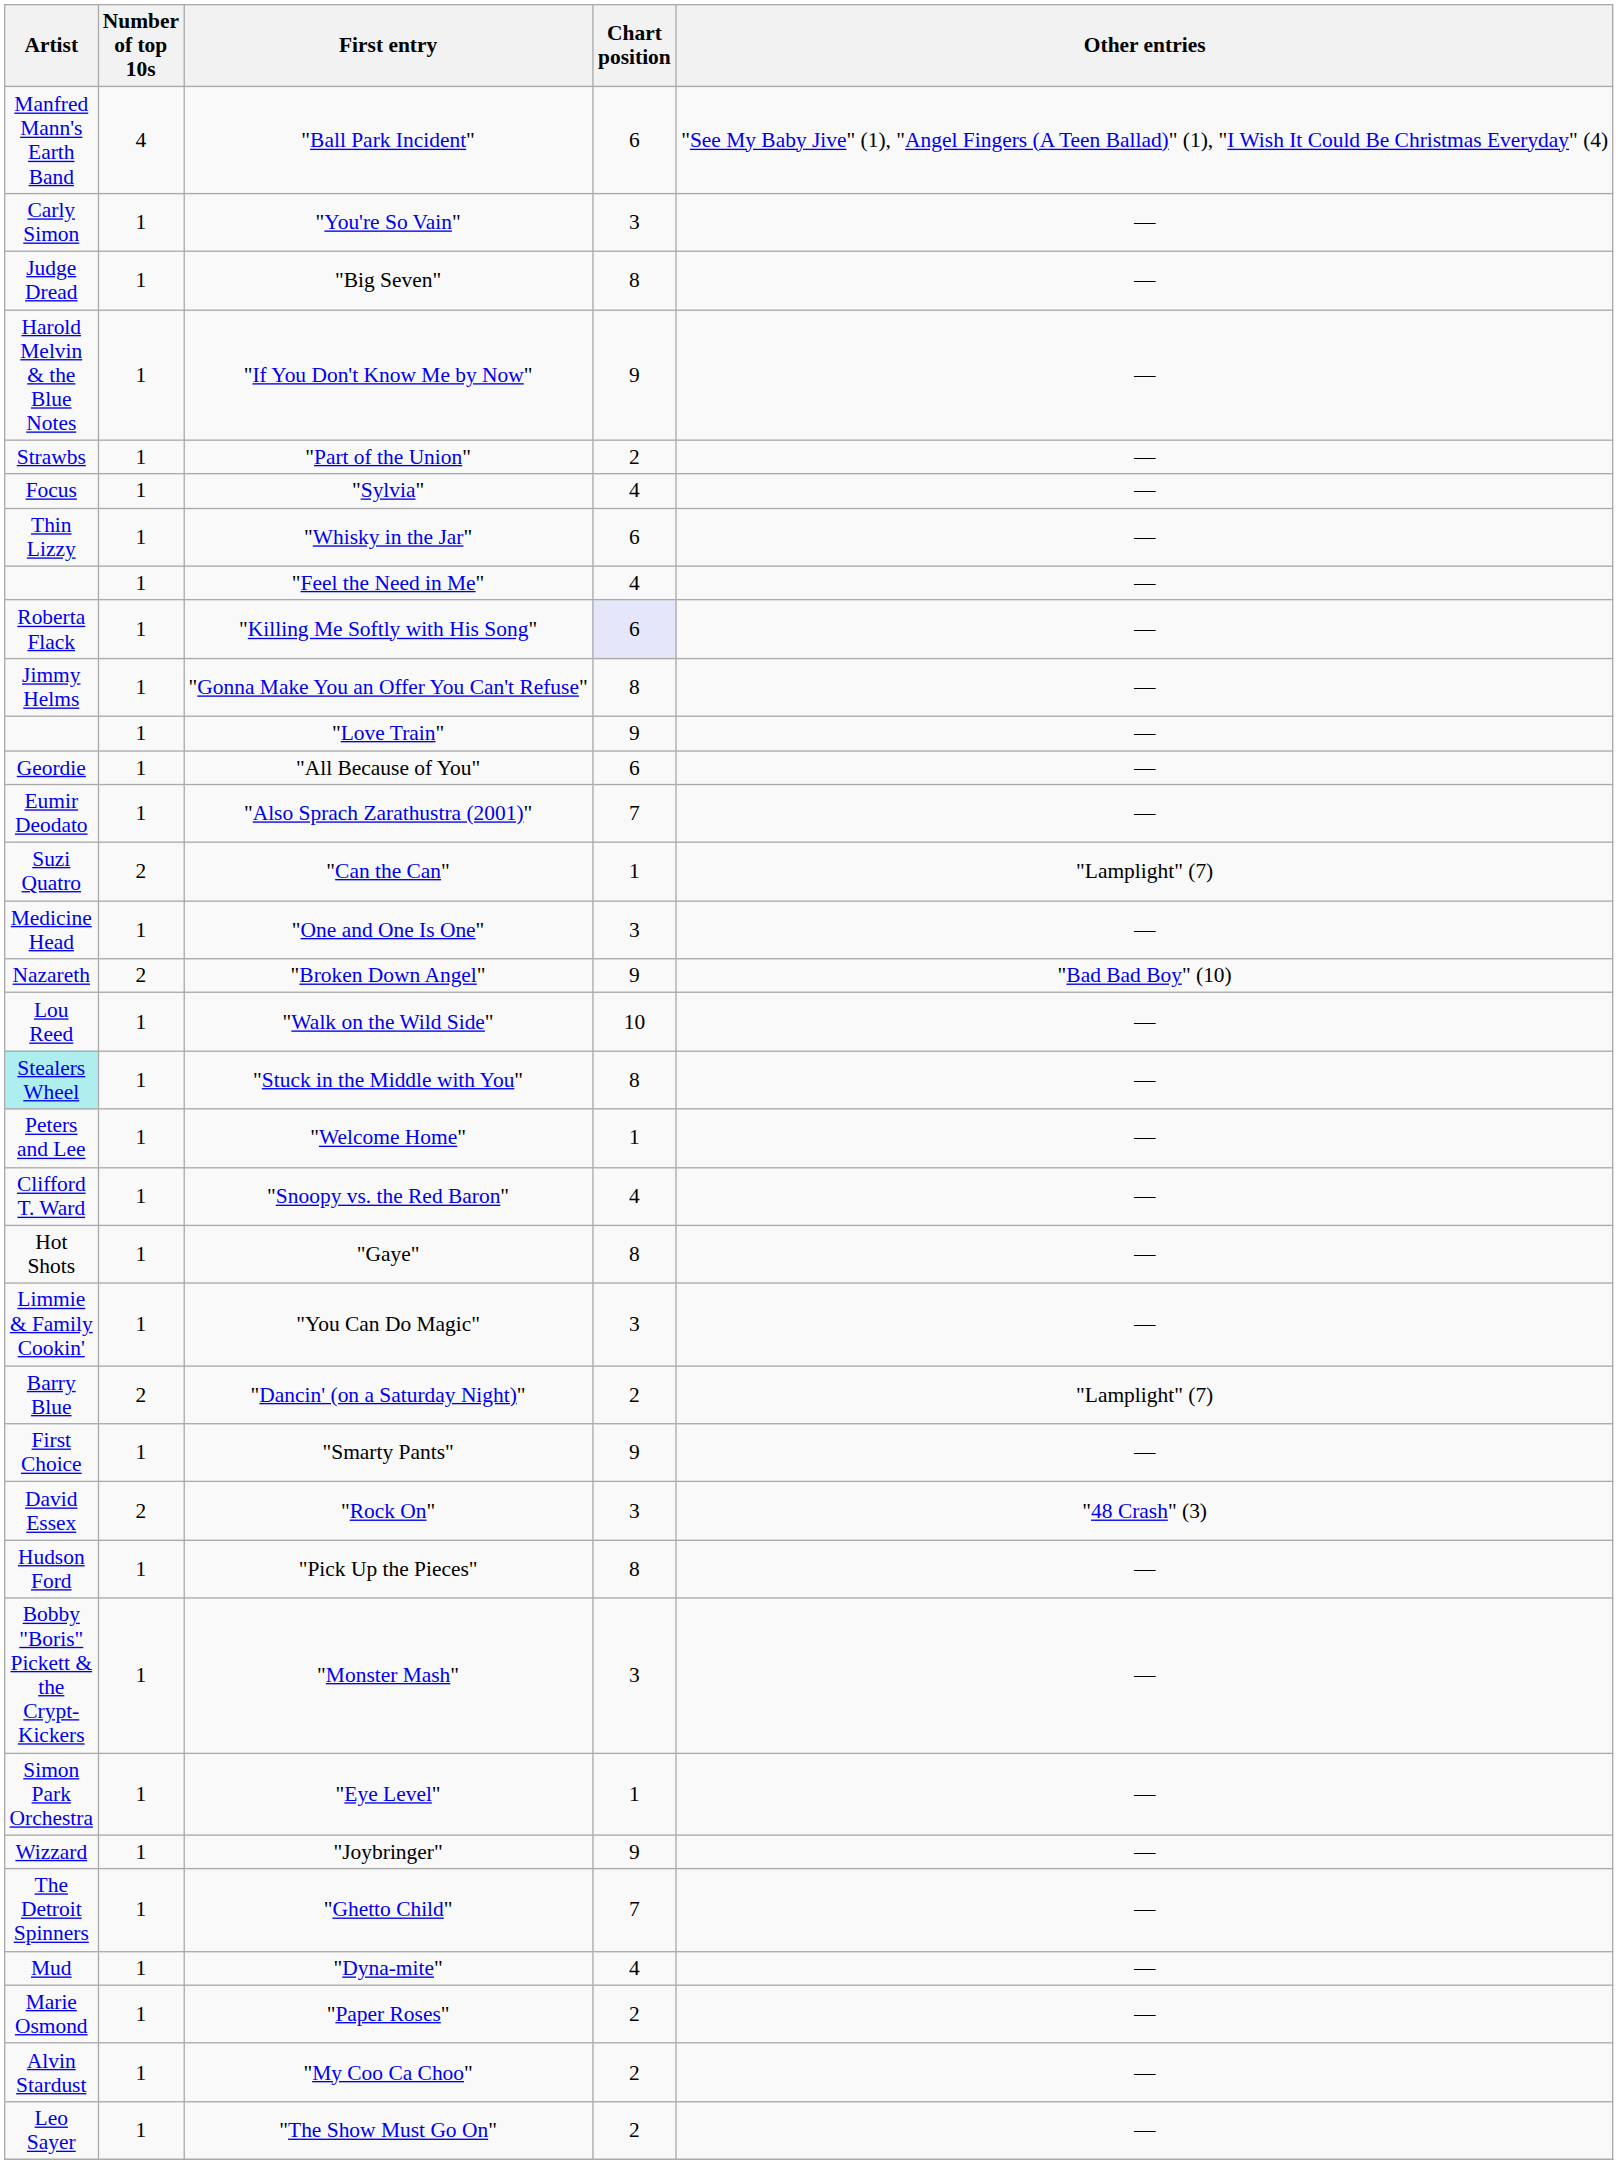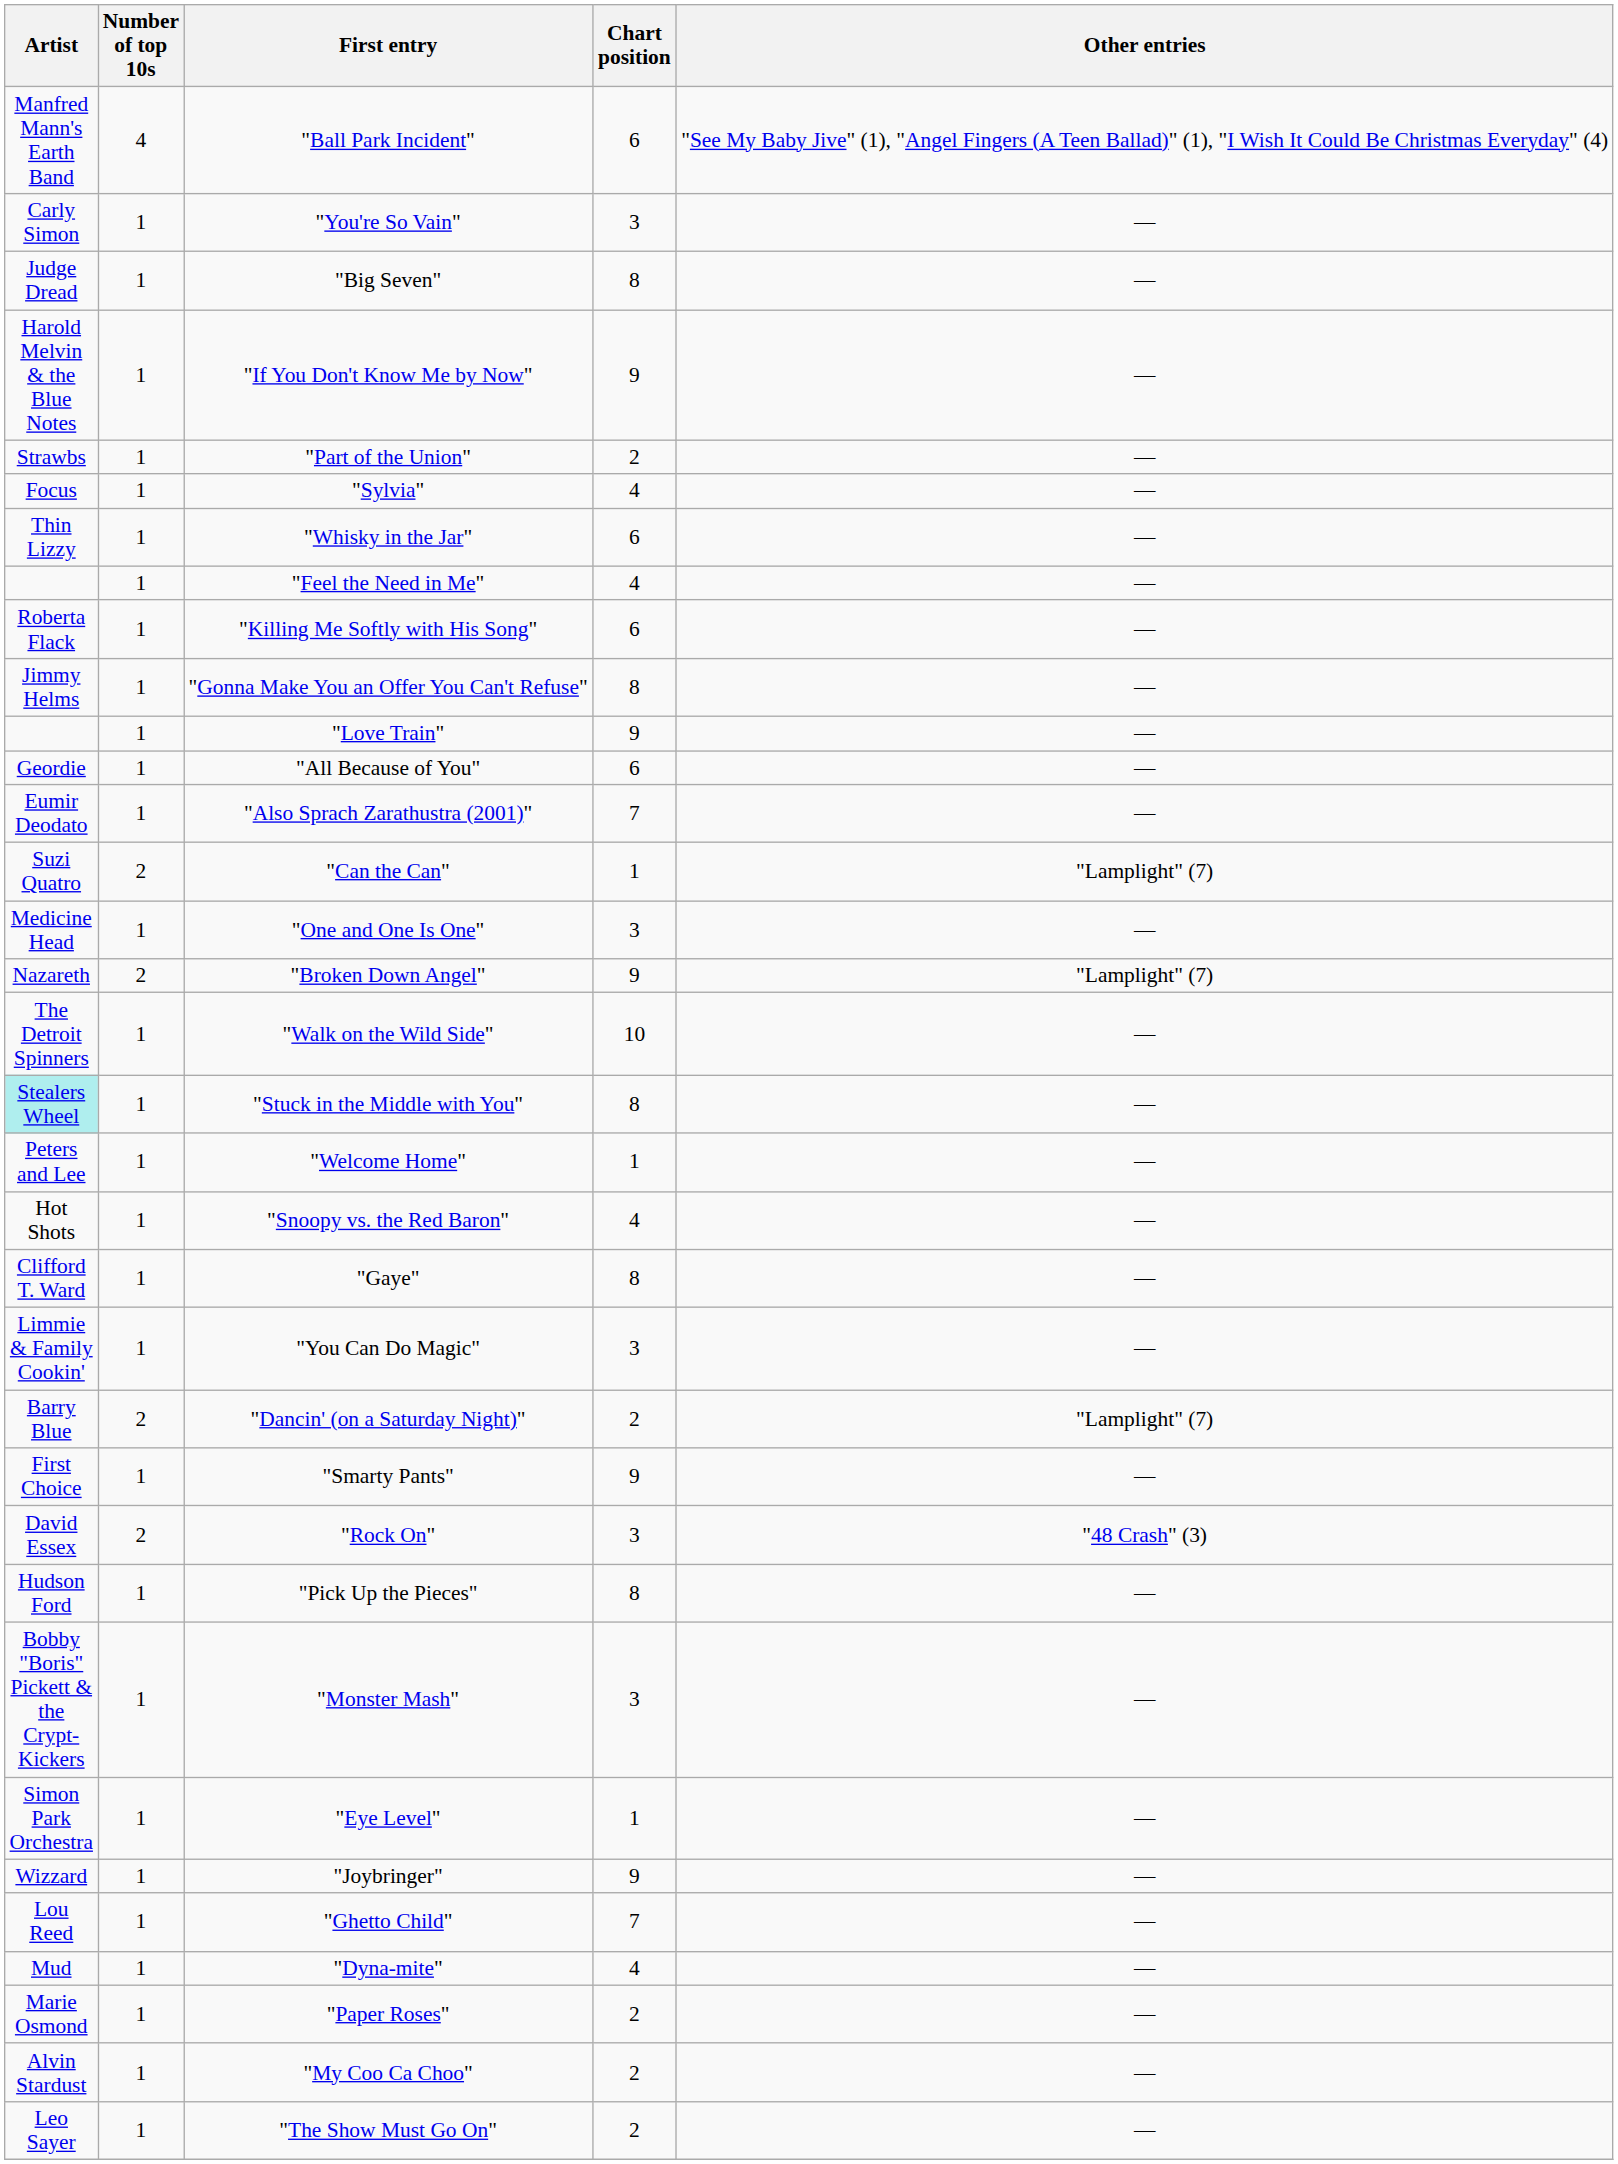(634, 629) lavender background -> (634, 629) no background
(1145, 975) "Bad Bad Boy" (10) -> (1145, 975) "Lamplight" (7)
(51, 1021) Lou Reed -> (51, 1033) The Detroit Spinners
(51, 1196) Clifford T. Ward -> (51, 1220) Hot Shots
(51, 1254) Hot Shots -> (51, 1278) Clifford T. Ward
(51, 1909) The Detroit Spinners -> (51, 1921) Lou Reed
